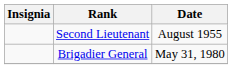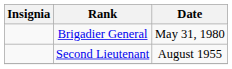rows swapped: (103, 53) <-> (103, 34)
